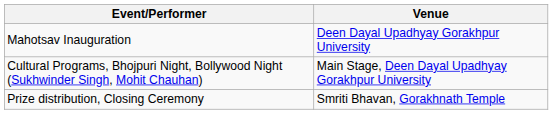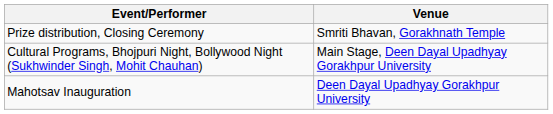rows swapped: (69, 40) <-> (106, 99)
